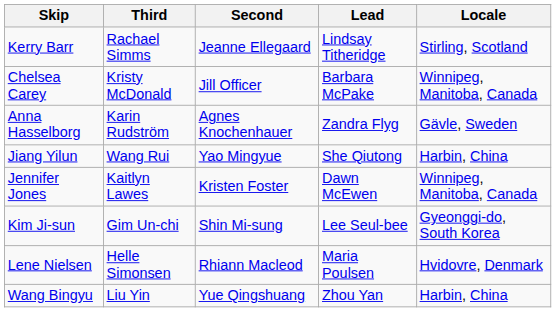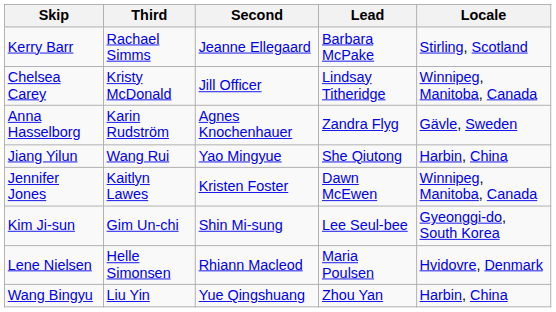(354, 46) Lindsay Titheridge -> (348, 46) Barbara McPake
(348, 85) Barbara McPake -> (354, 85) Lindsay Titheridge
